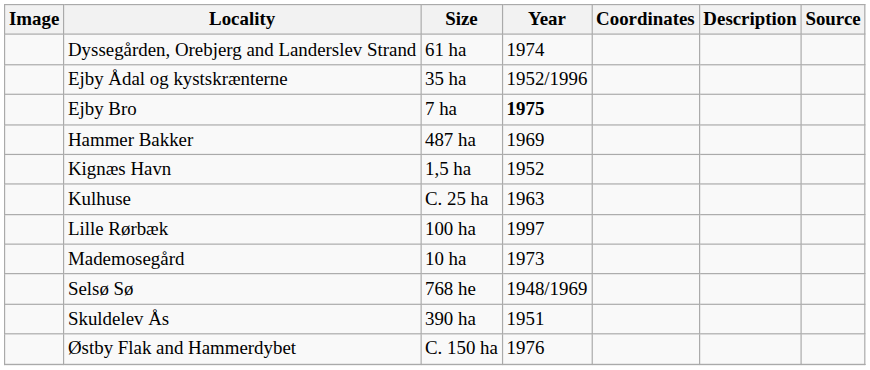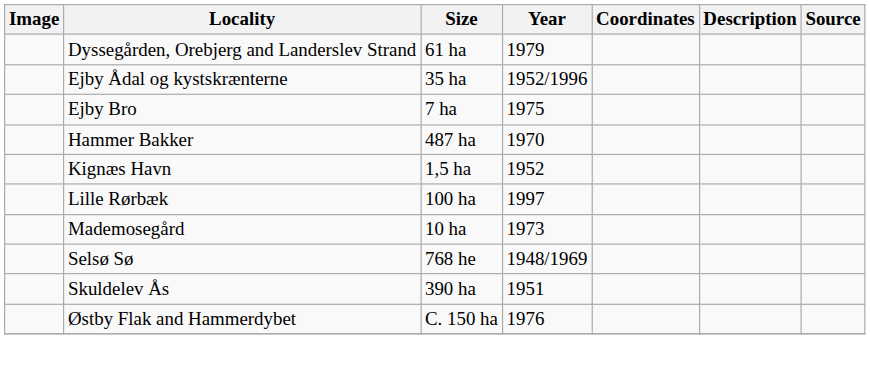(525, 49) 1974 -> (525, 49) 1979
(525, 109) bold -> (525, 109) normal
(525, 139) 1969 -> (525, 139) 1970
- row: (99, 199)
